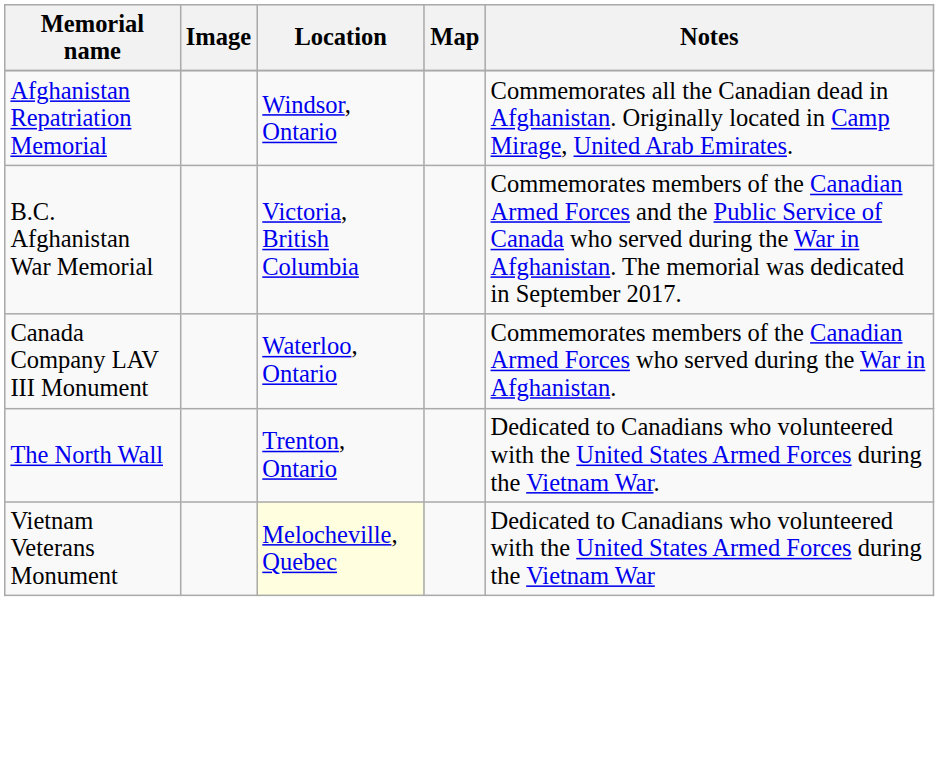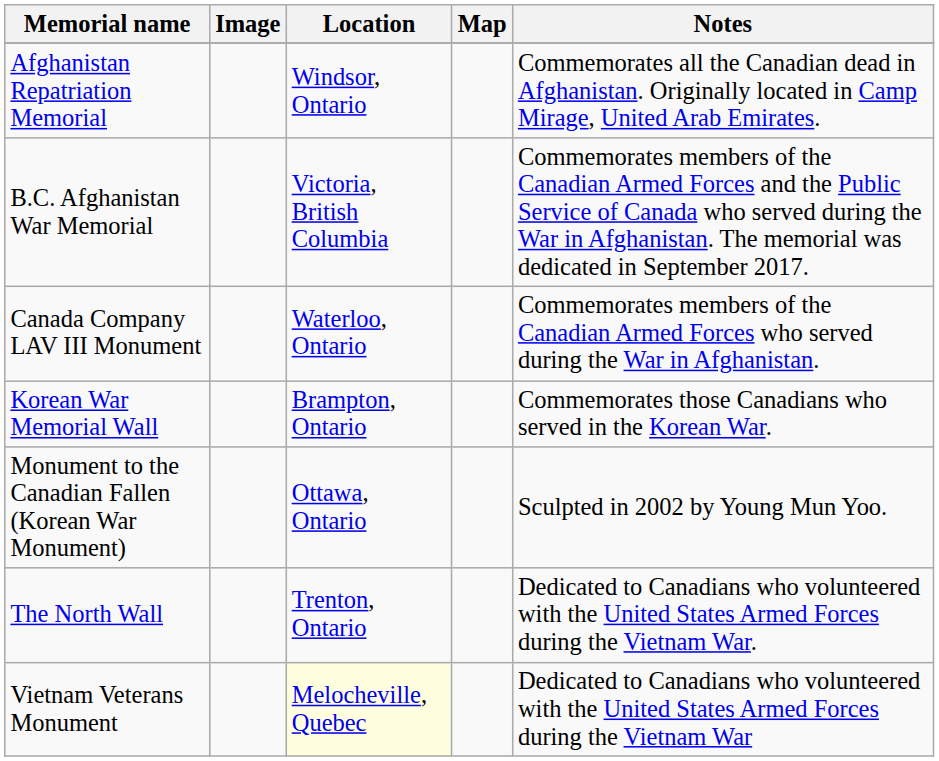+ row: (84, 413)
+ row: (95, 507)
